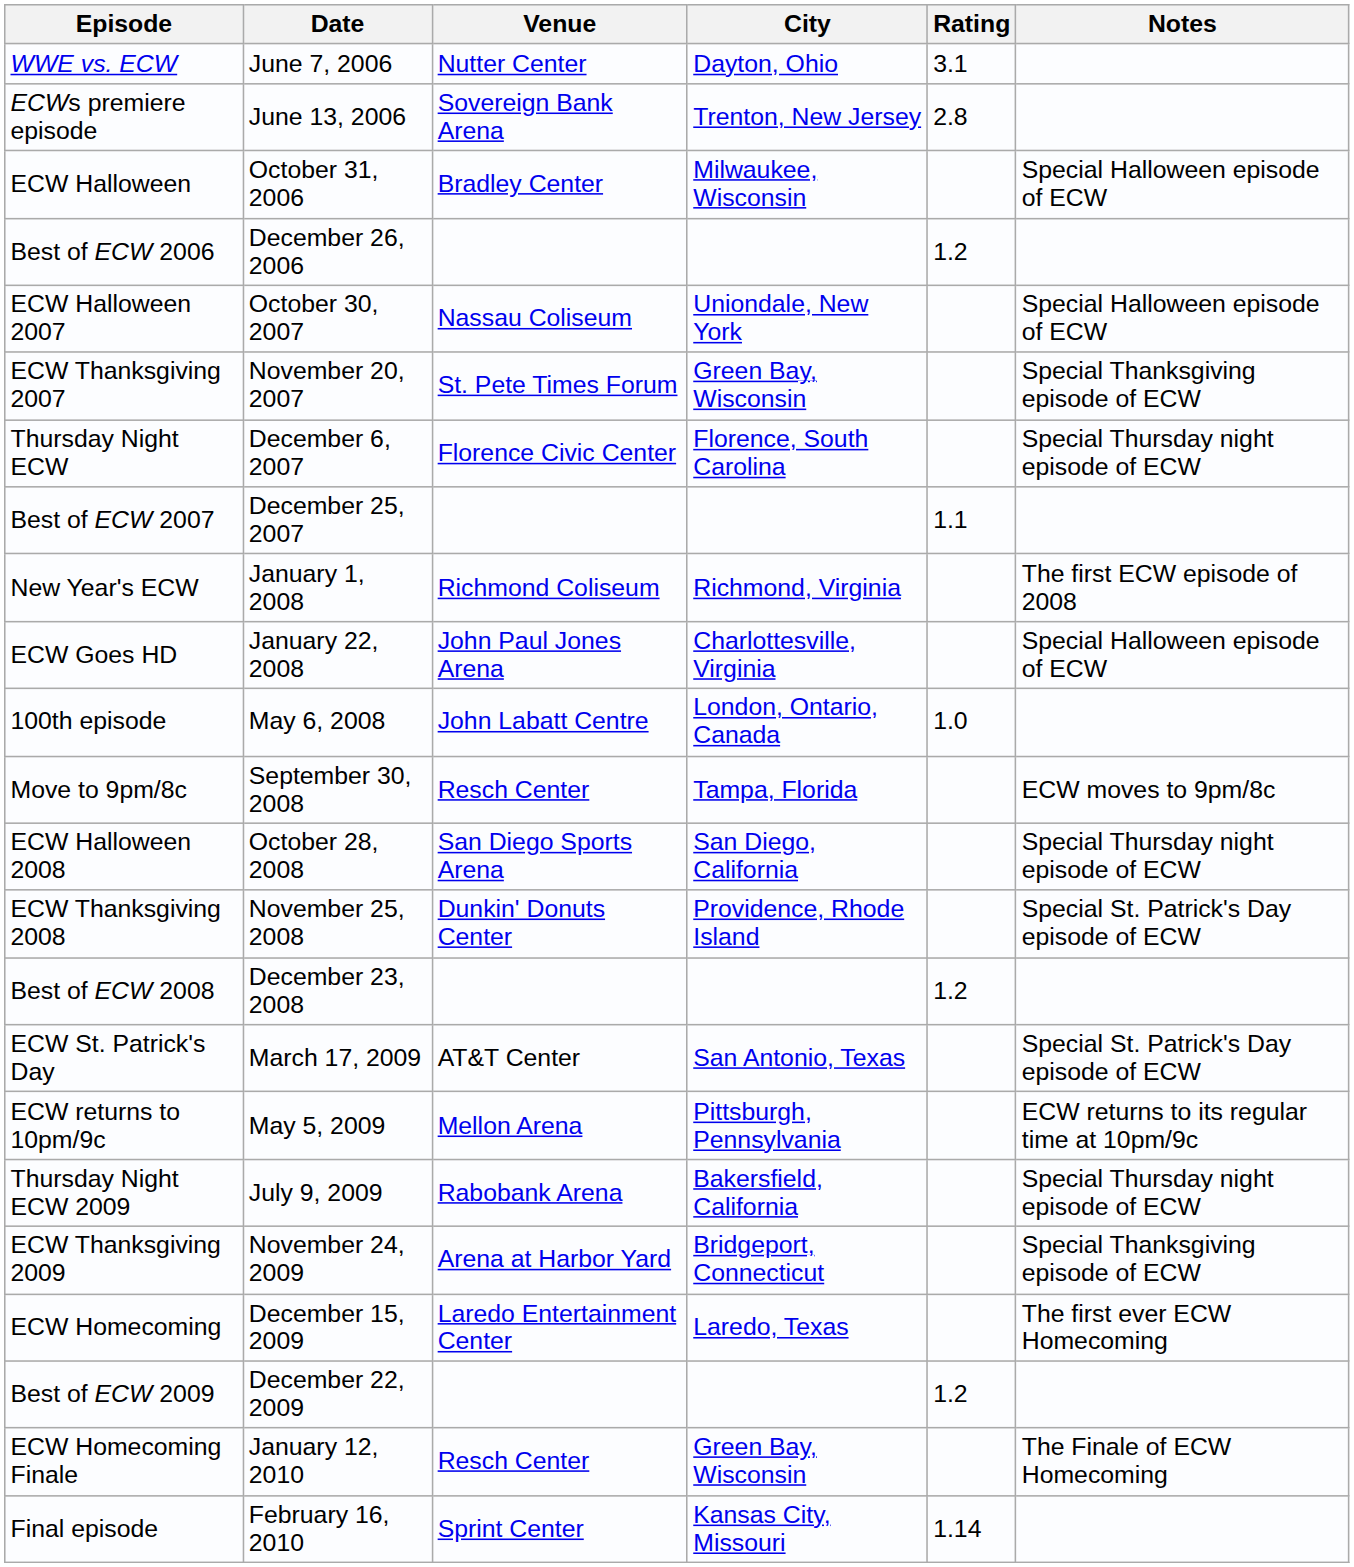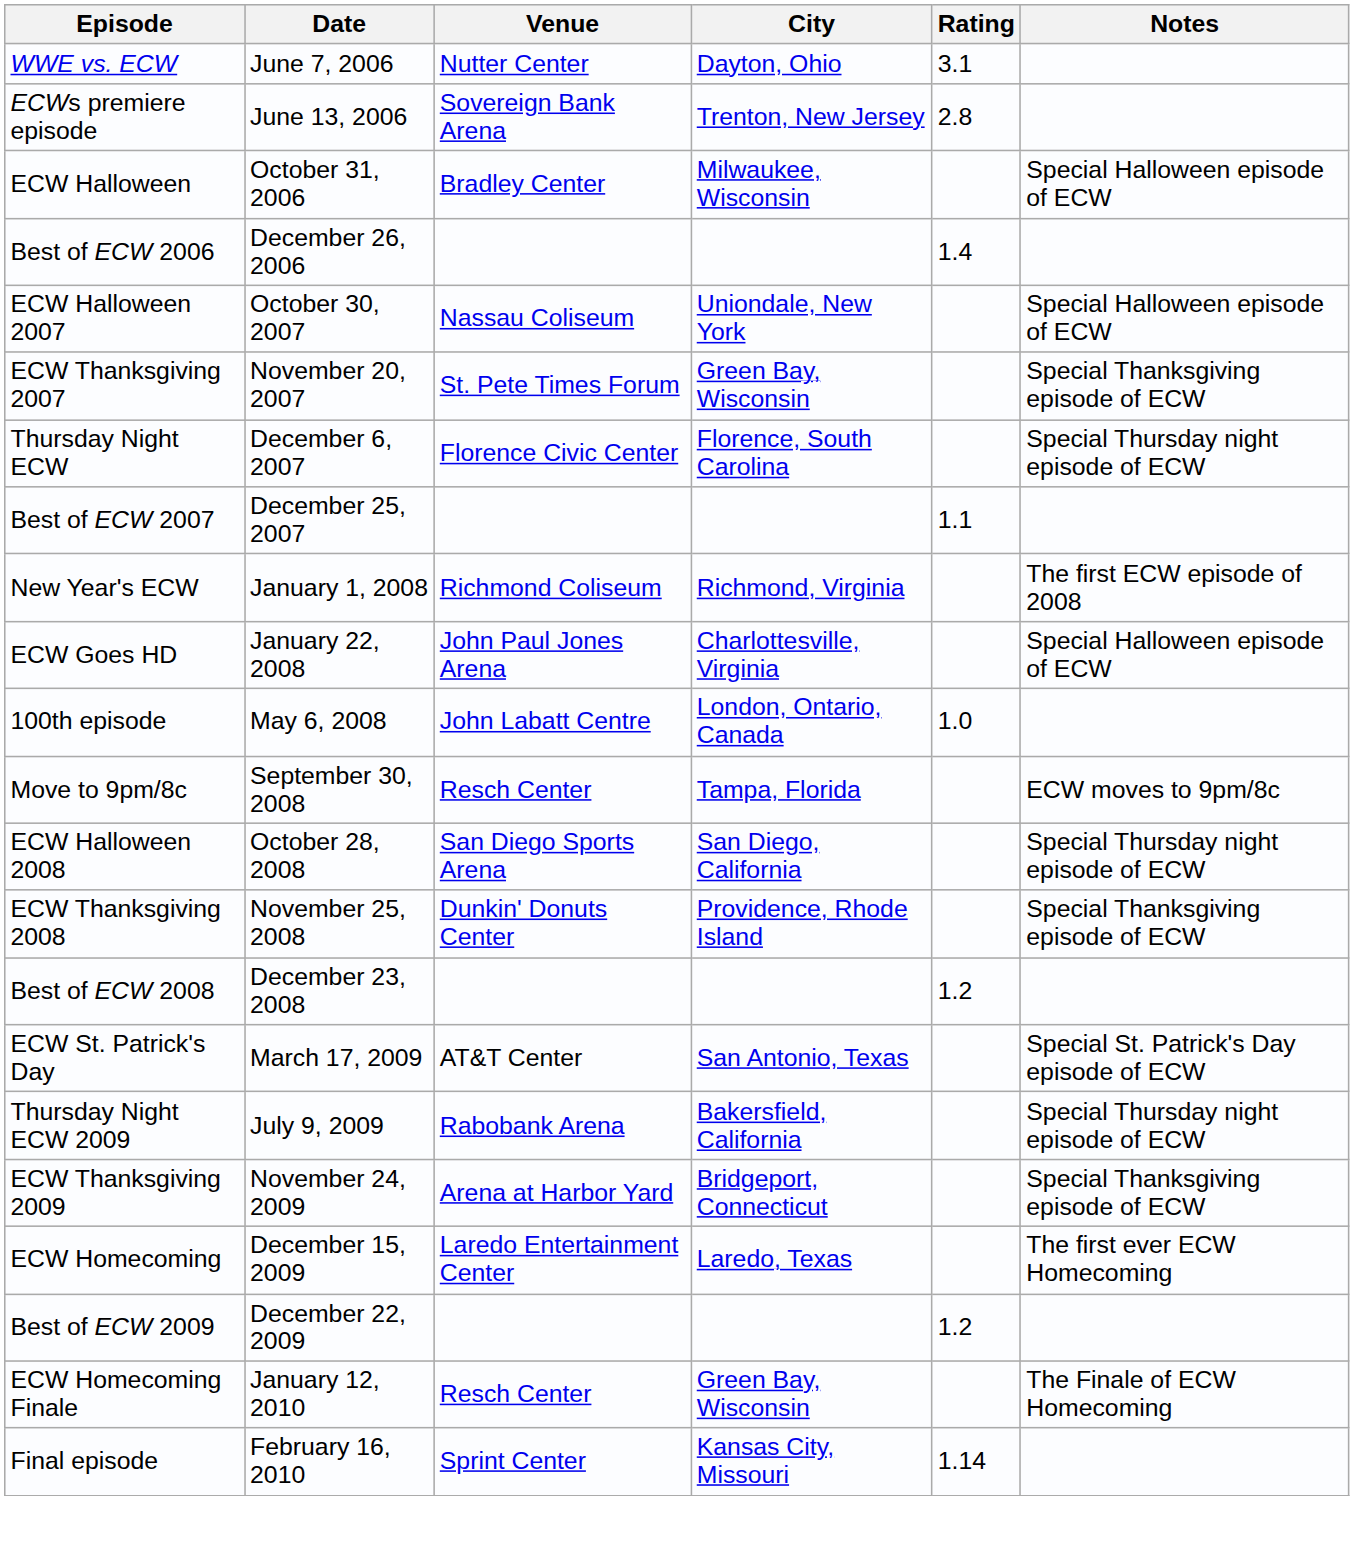(950, 251) 1.2 -> (955, 251) 1.4
(1156, 923) Special St. Patrick's Day episode of ECW -> (1143, 923) Special Thanksgiving episode of ECW
- row: (95, 1125)
